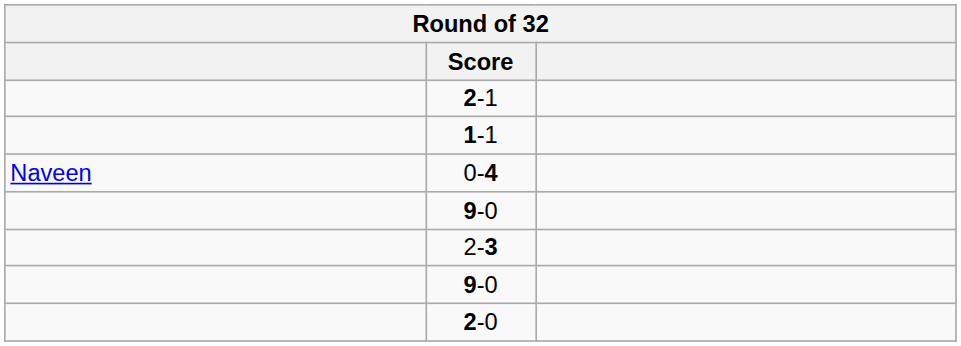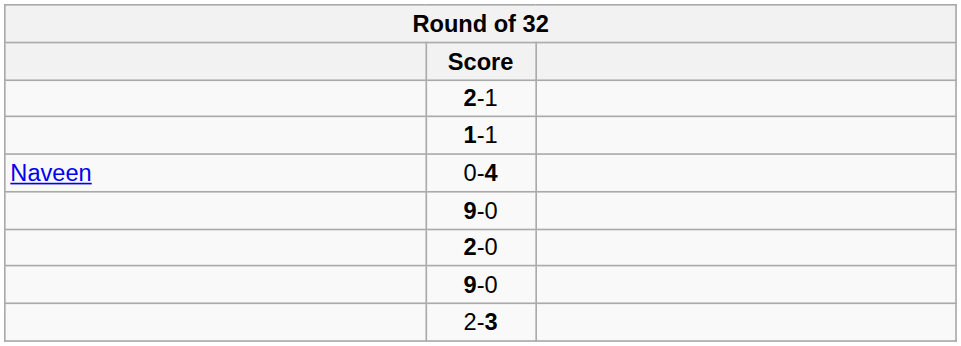rows swapped: (215, 322) <-> (215, 248)
